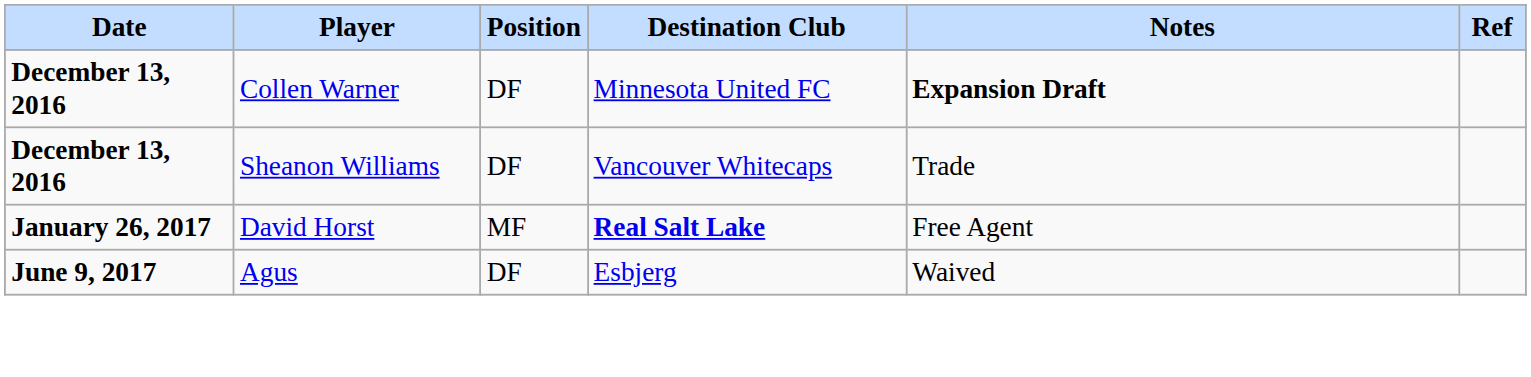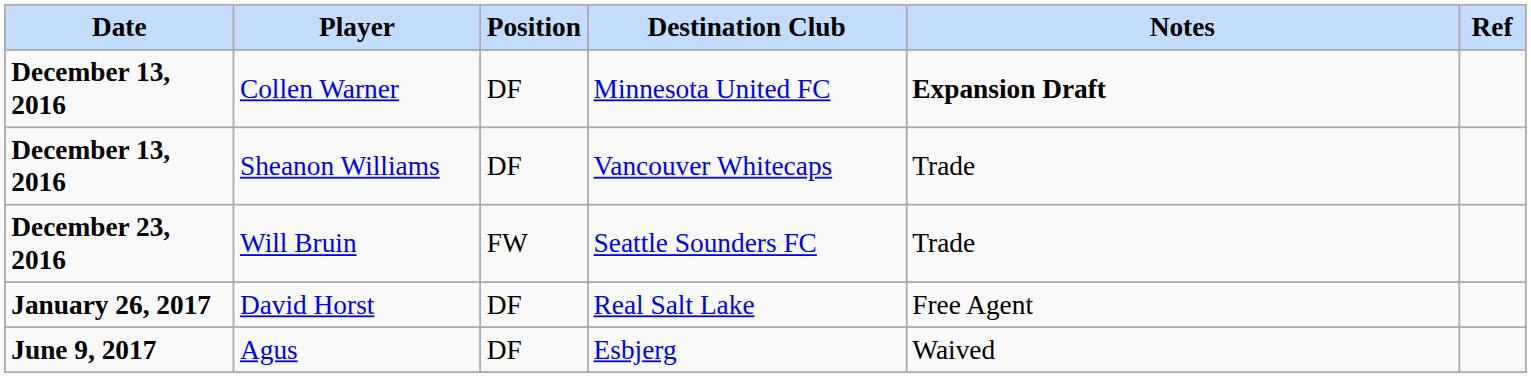+ row: (298, 243)
(506, 227) MF -> (504, 304) DF
(679, 227) bold -> (674, 304) normal
